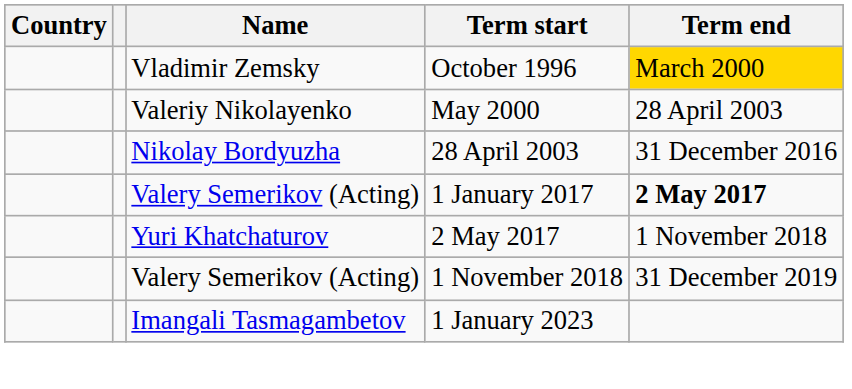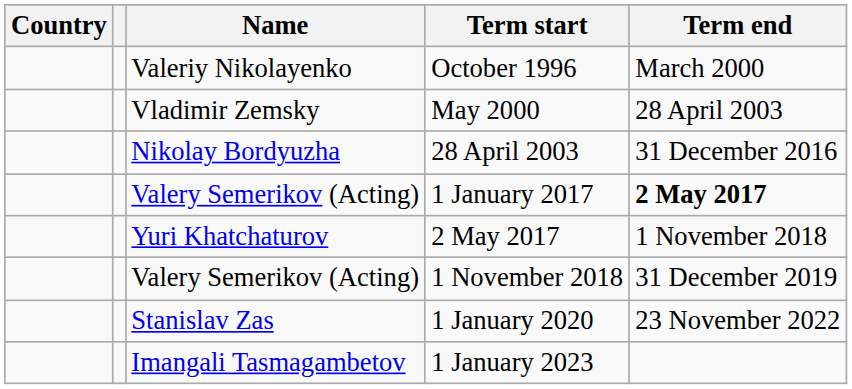(225, 67) Vladimir Zemsky -> (242, 67) Valeriy Nikolayenko
(700, 67) gold background -> (700, 67) no background
(242, 109) Valeriy Nikolayenko -> (225, 109) Vladimir Zemsky
+ row: (512, 320)
